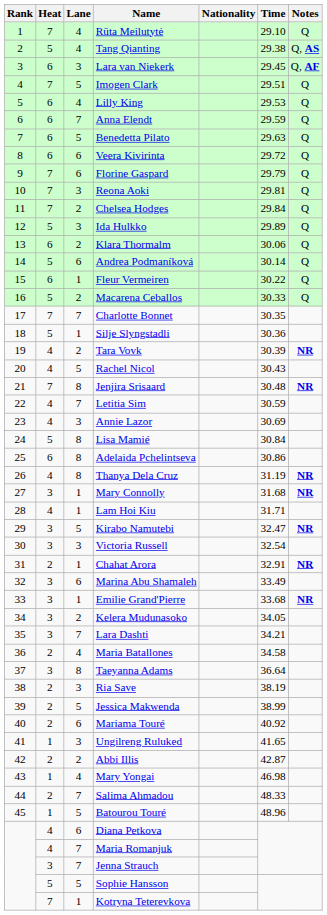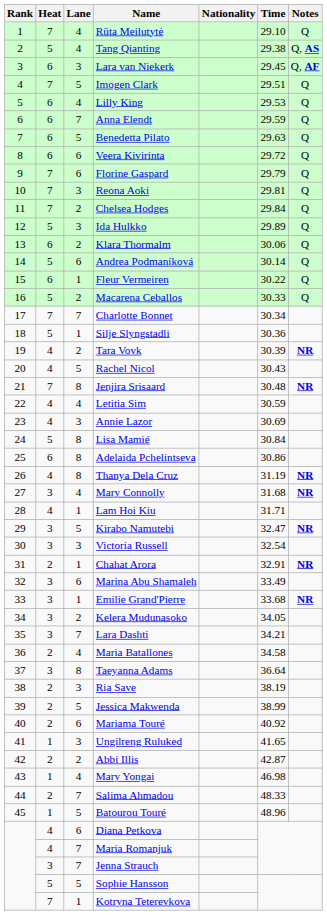(273, 315) 30.35 -> (273, 315) 30.34
(79, 404) 7 -> (79, 404) 4
(79, 492) 1 -> (79, 492) 4
